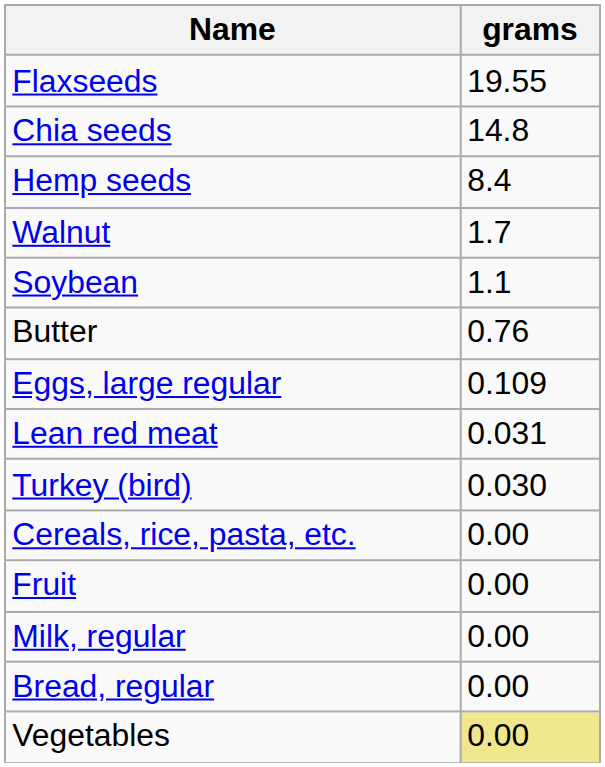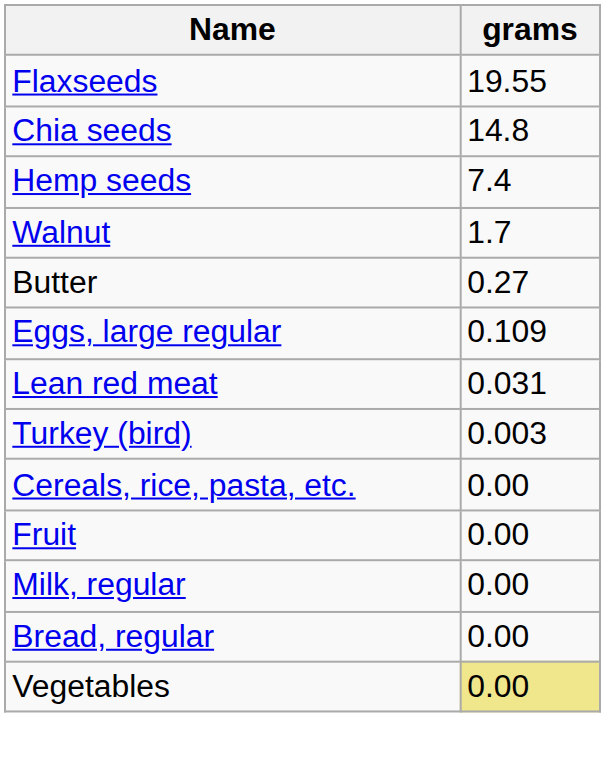(489, 181) 8.4 -> (489, 181) 7.4
- row: (75, 282)
(498, 332) 0.76 -> (498, 282) 0.27
(507, 484) 0.030 -> (507, 433) 0.003
